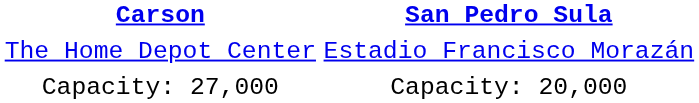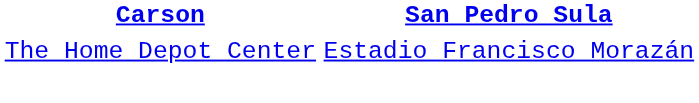- row: (160, 87)
